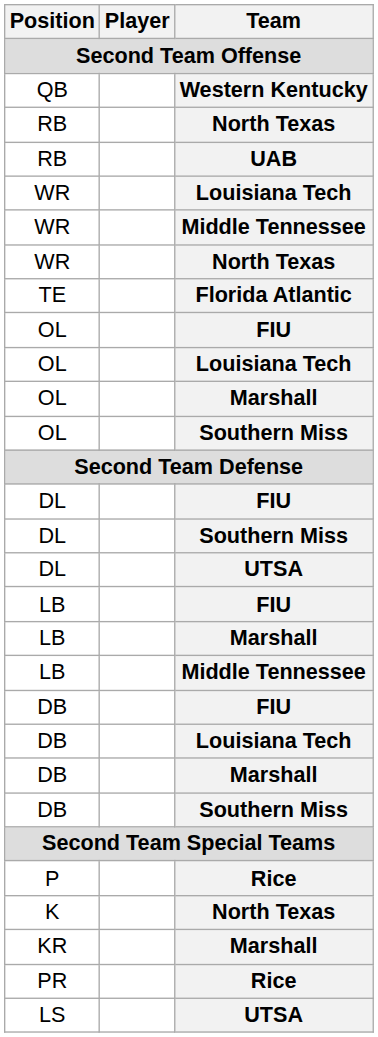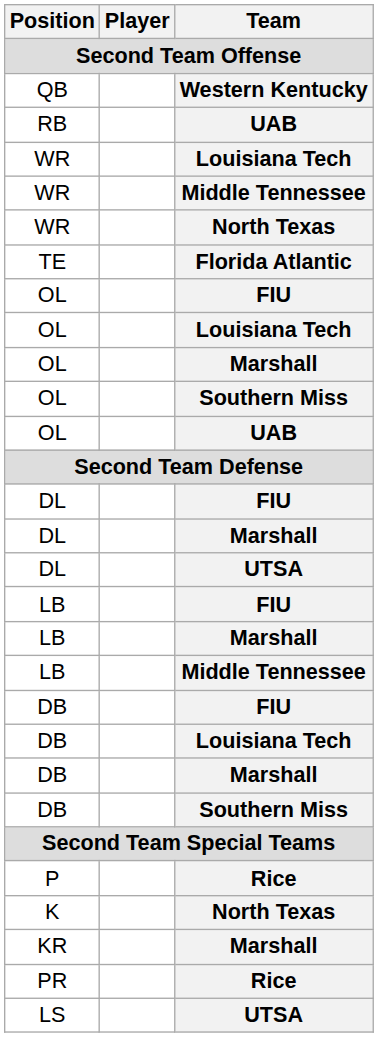- row: (52, 124)
+ row: (52, 432)
+ row: (52, 535)
- row: (52, 535)
